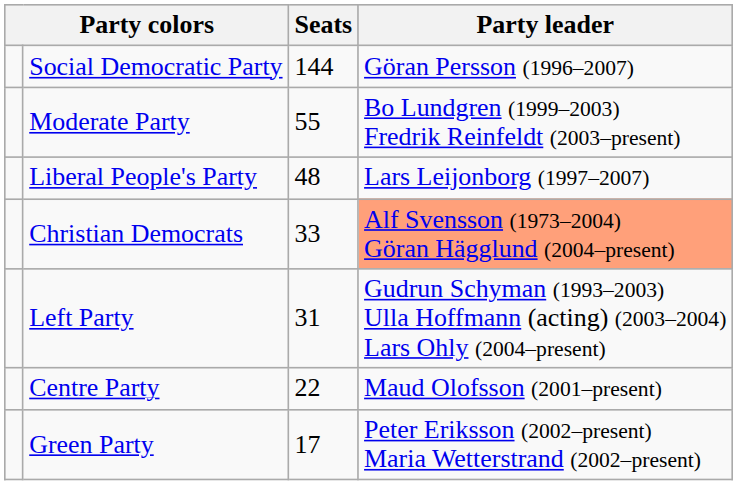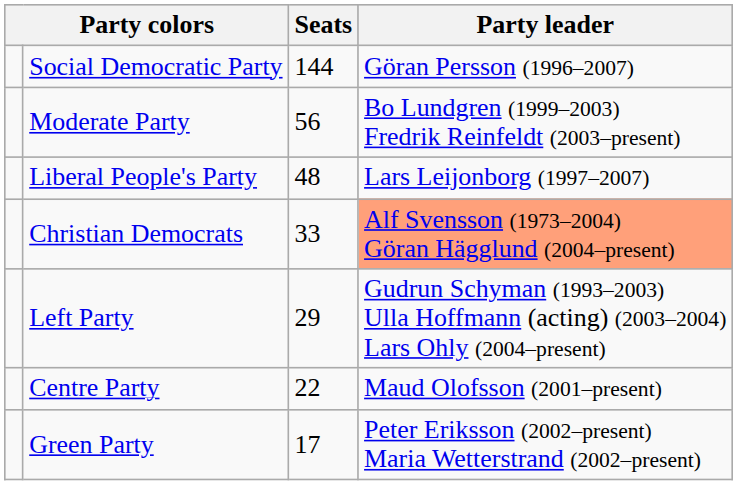(307, 121) 55 -> (307, 121) 56
(307, 318) 31 -> (307, 318) 29
